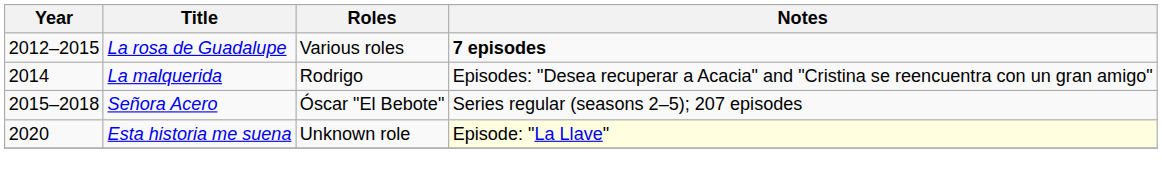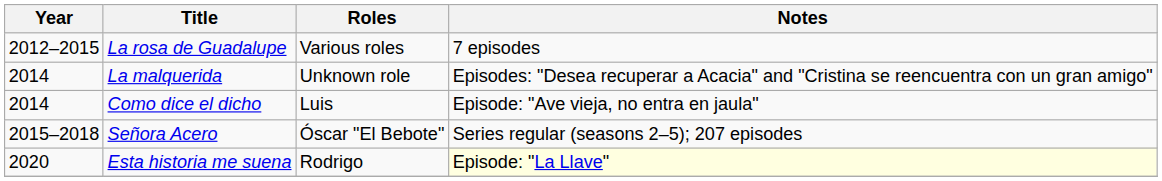(499, 47) bold -> (496, 47) normal
(331, 76) Rodrigo -> (355, 76) Unknown role
+ row: (184, 104)
(355, 133) Unknown role -> (331, 162) Rodrigo
